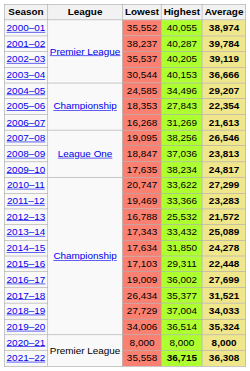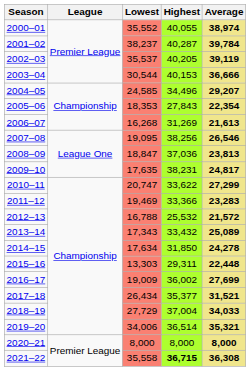(182, 169) 38,234 -> (182, 169) 38,231
(142, 264) 17,103 -> (142, 264) 13,303
(224, 327) 35,324 -> (224, 327) 35,321
